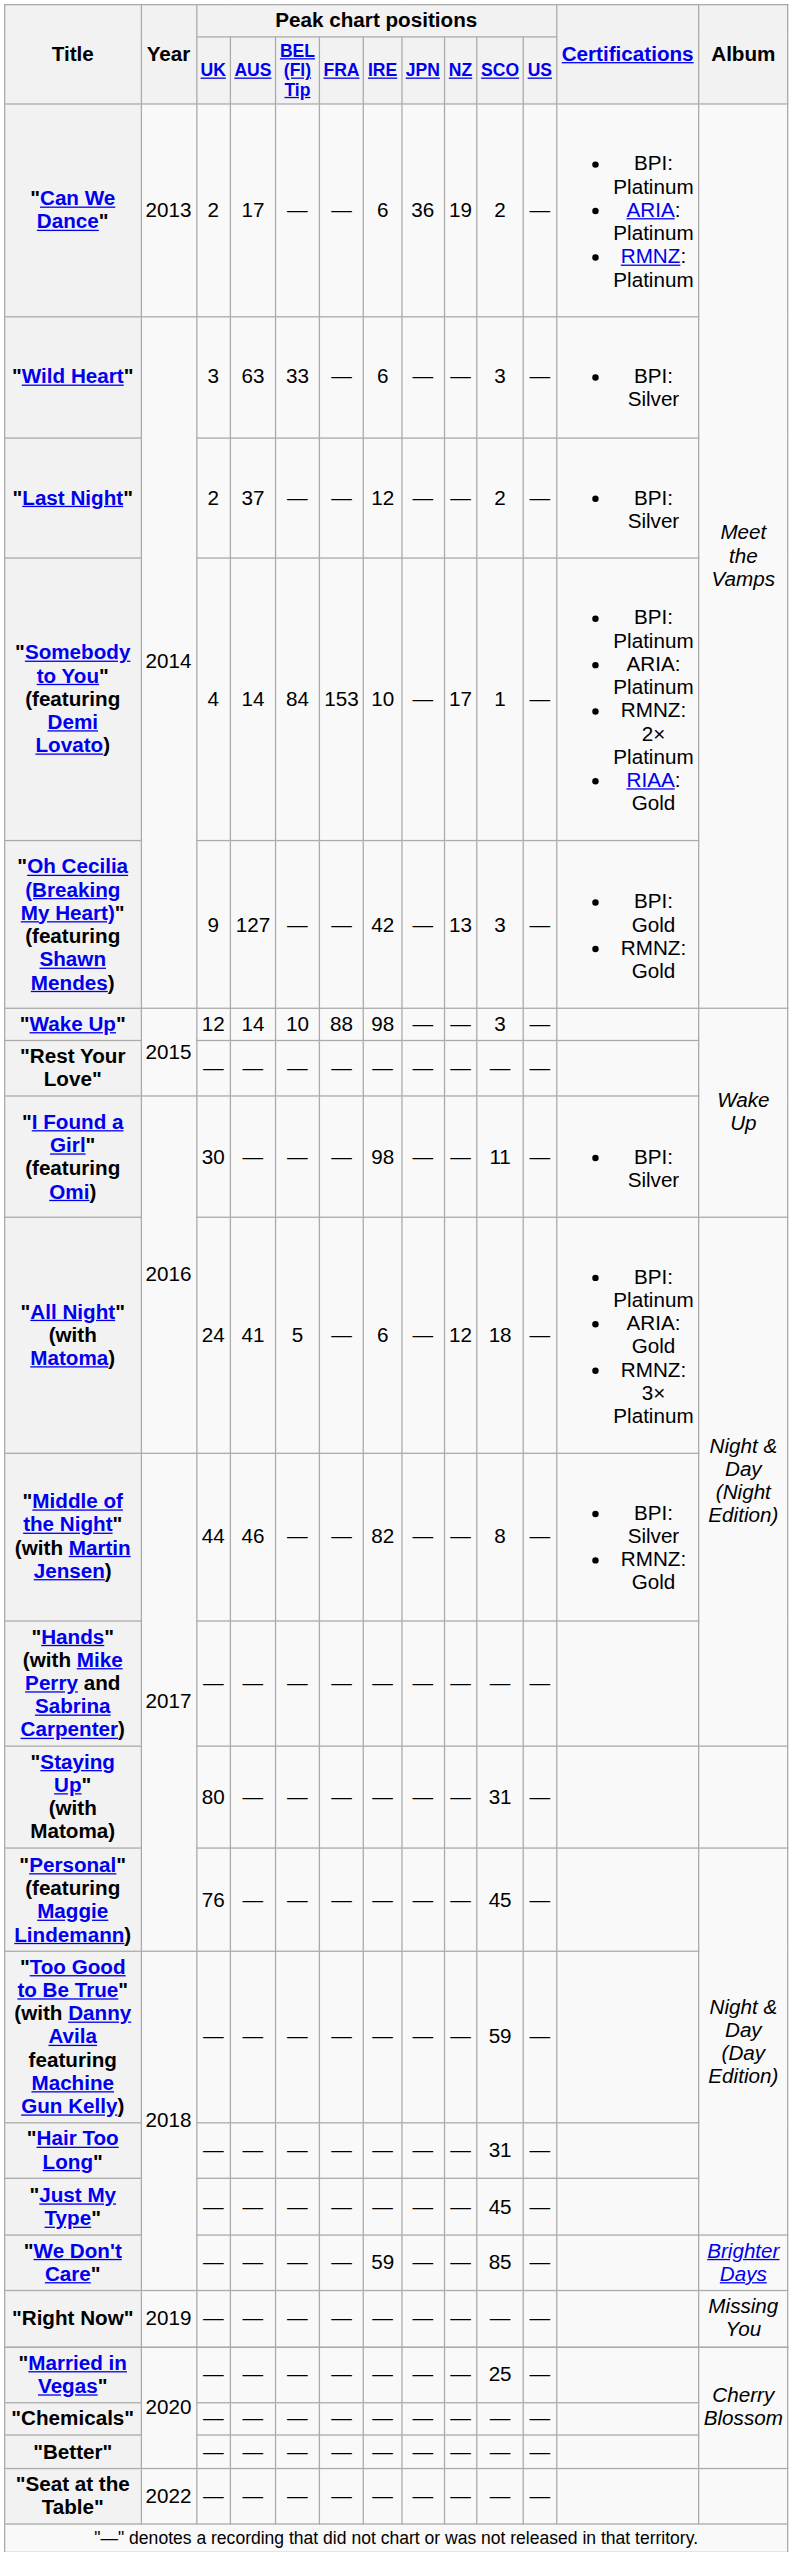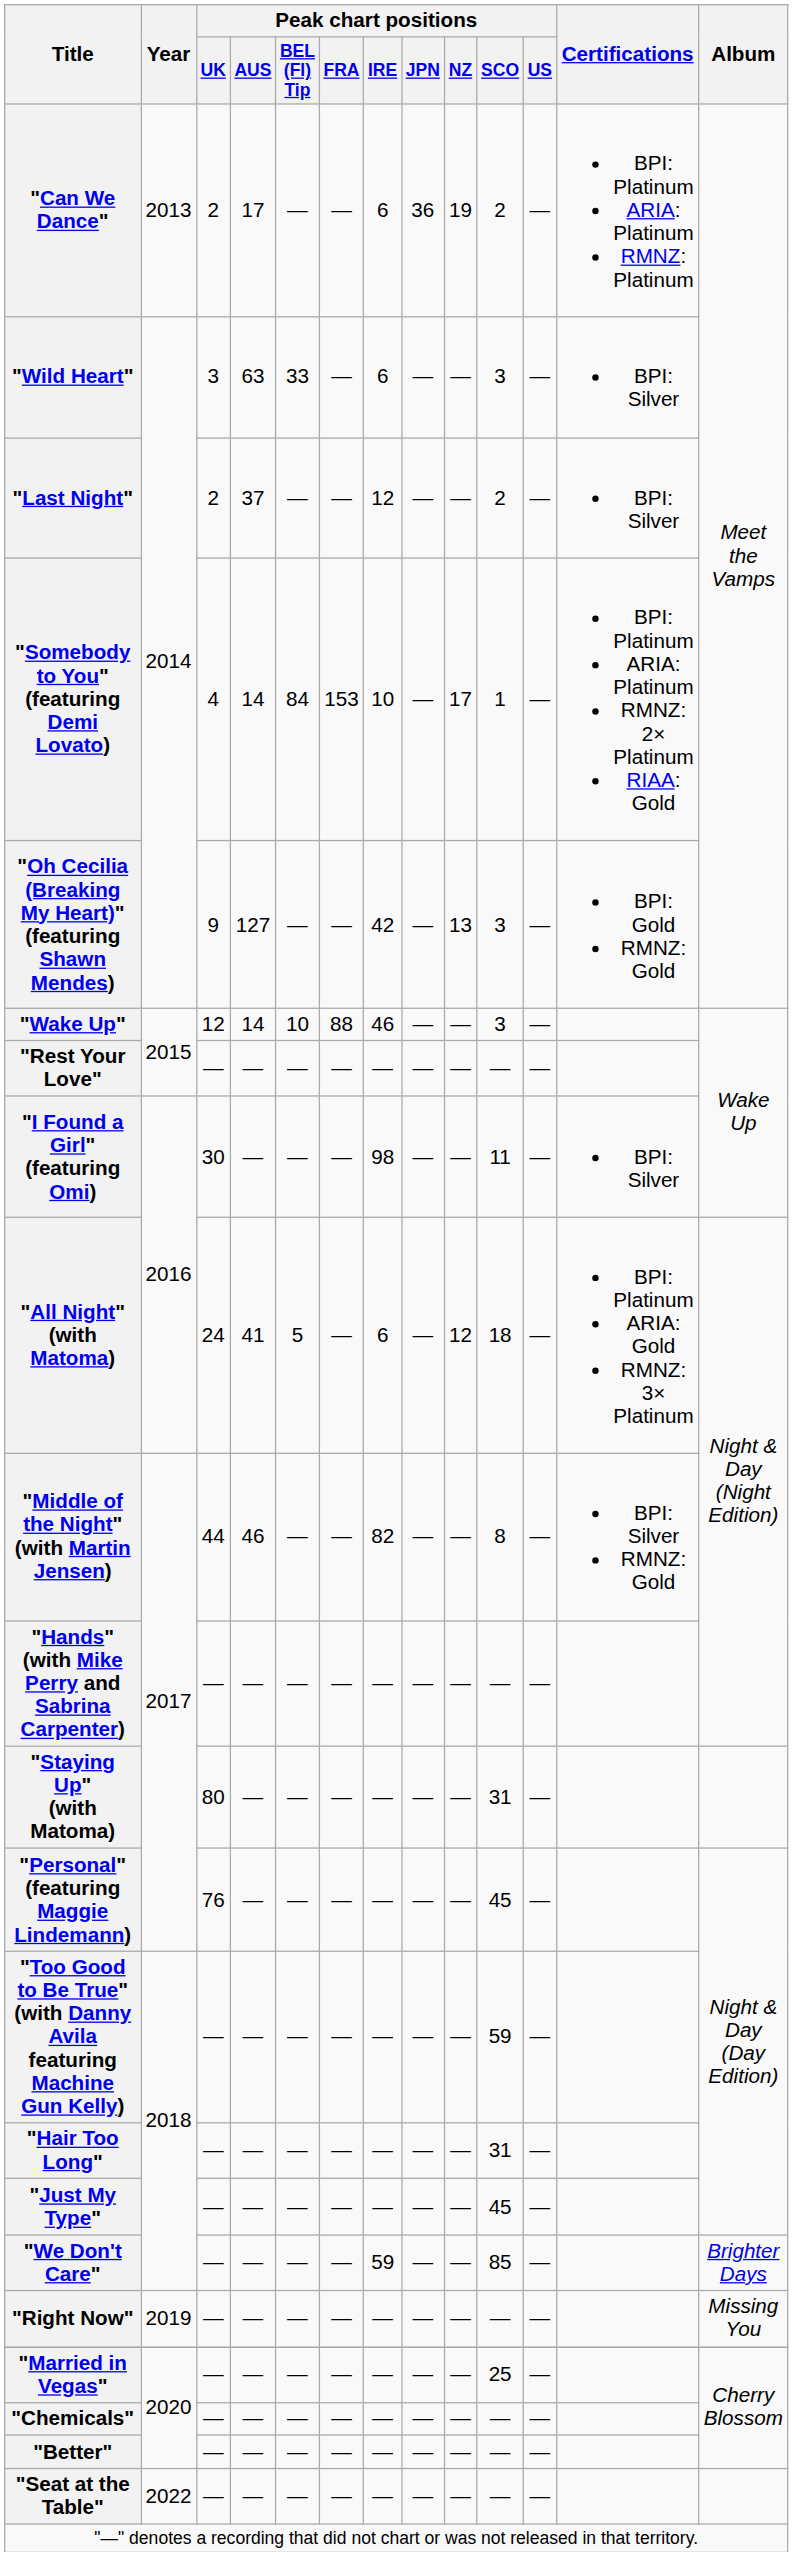(383, 1024) 98 -> (383, 1024) 46
